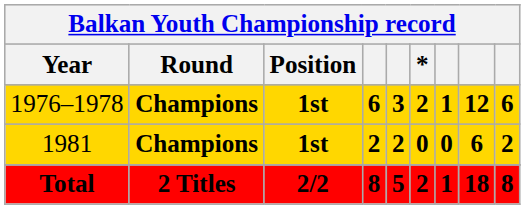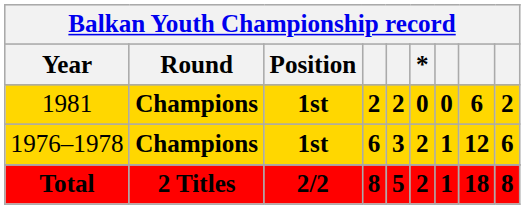rows swapped: (67, 104) <-> (67, 143)
